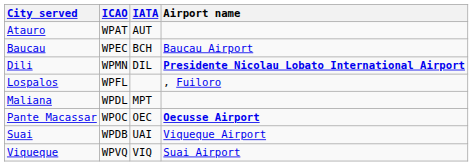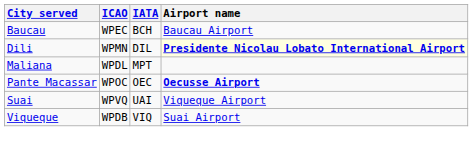- row: (26, 30)
(314, 65) no background -> (314, 48) lightyellow background
- row: (33, 83)
(115, 135) WPDB -> (115, 100) WPVQ
(115, 152) WPVQ -> (115, 117) WPDB
